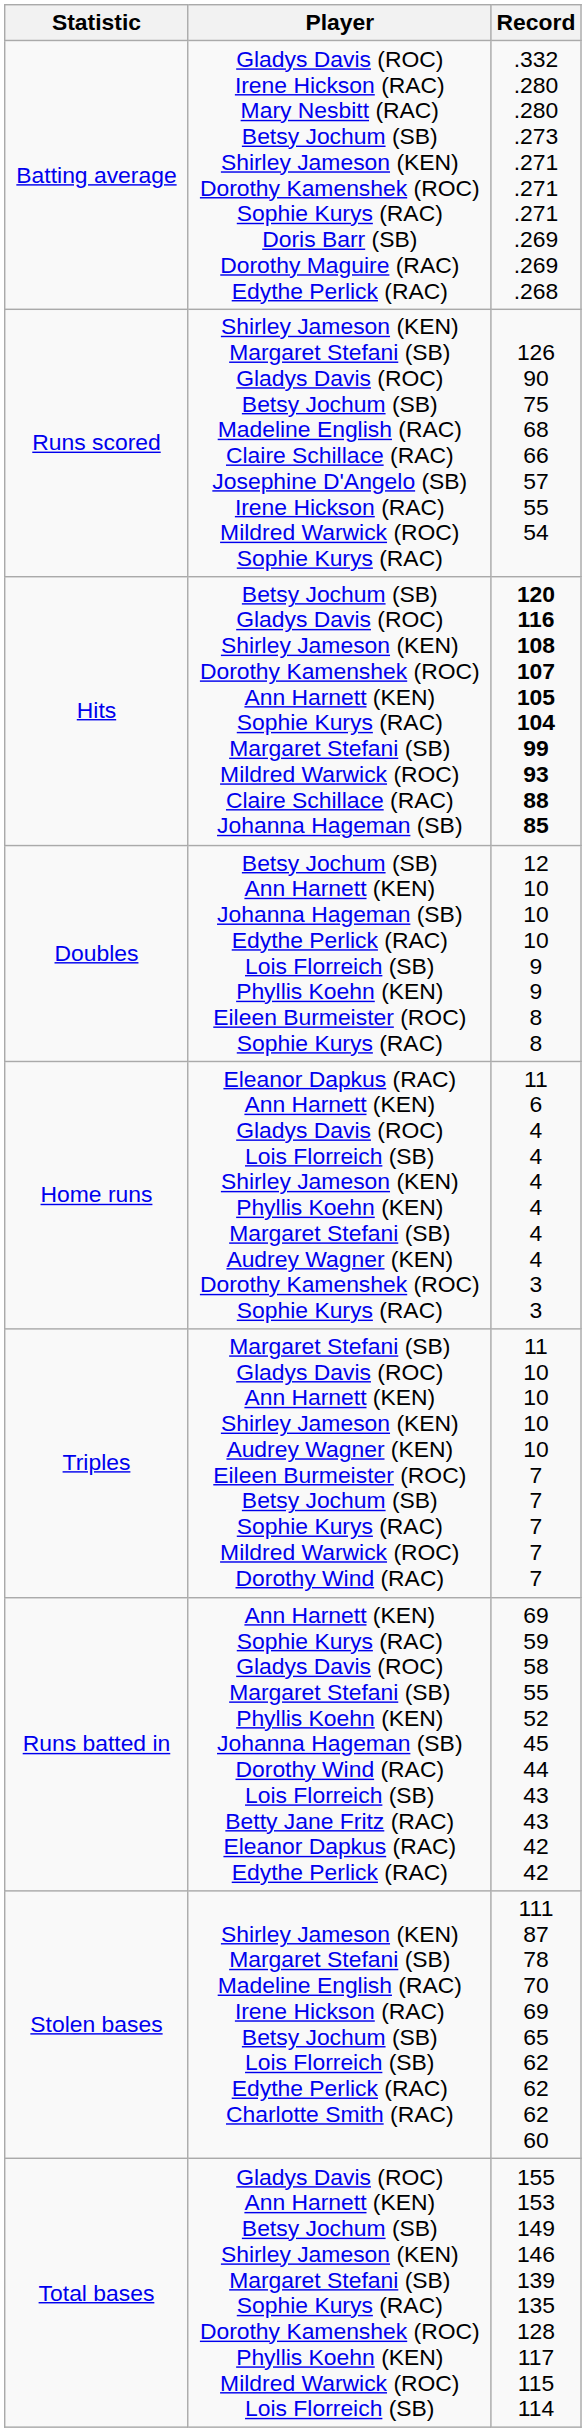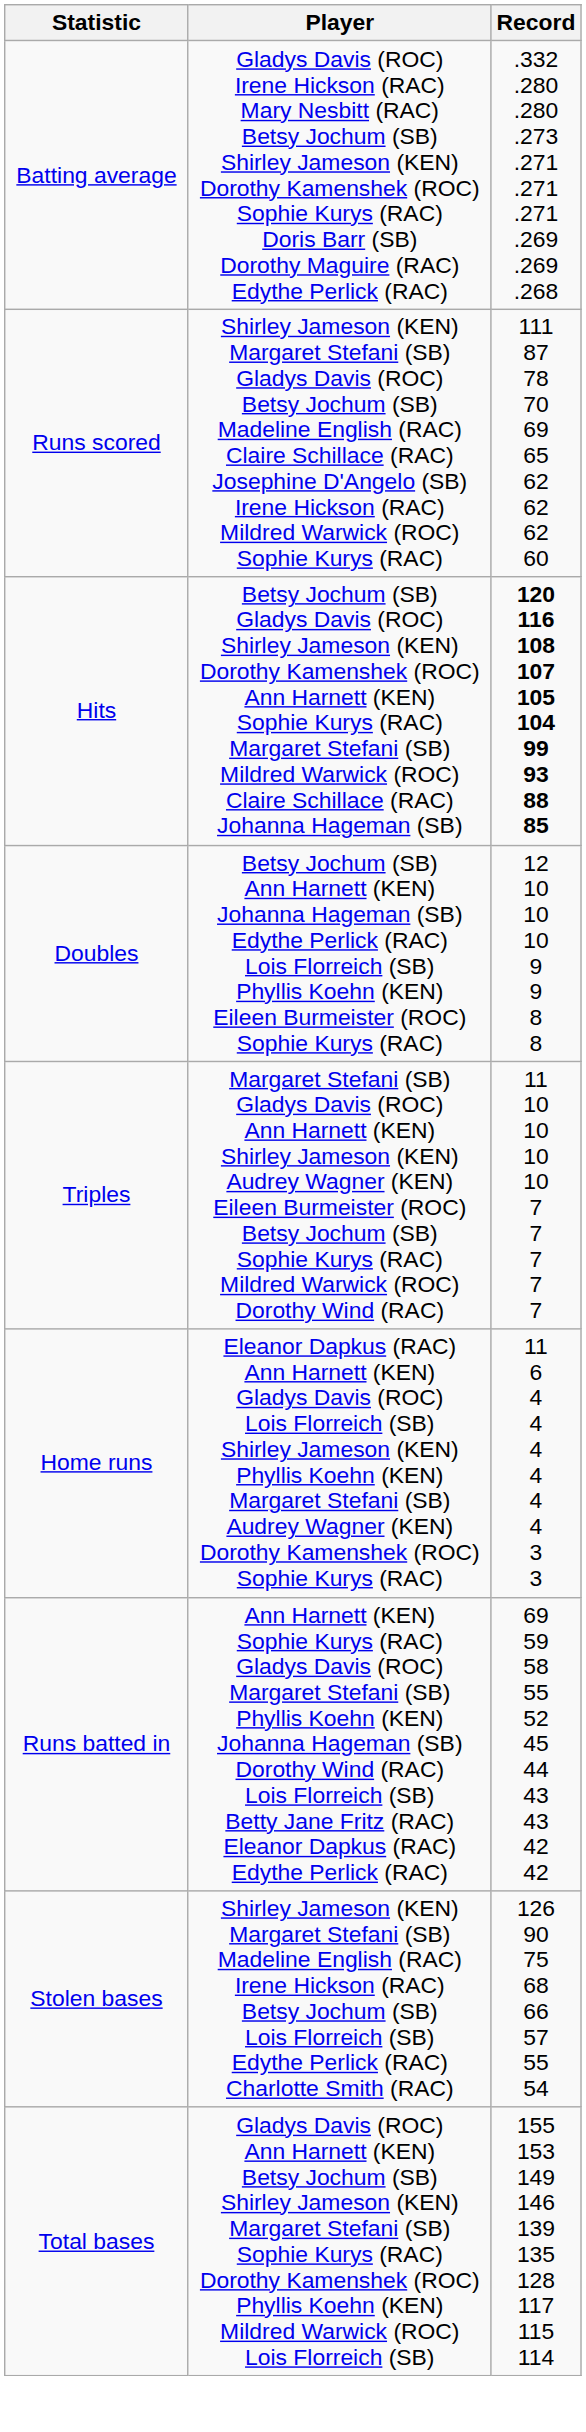(536, 442) 126 90 75 68 66 57 55 54 -> (536, 442) 111 87 78 70 69 65 62 62 62 60
rows swapped: (96, 1463) <-> (96, 1195)
(536, 2024) 111 87 78 70 69 65 62 62 62 60 -> (536, 1998) 126 90 75 68 66 57 55 54
